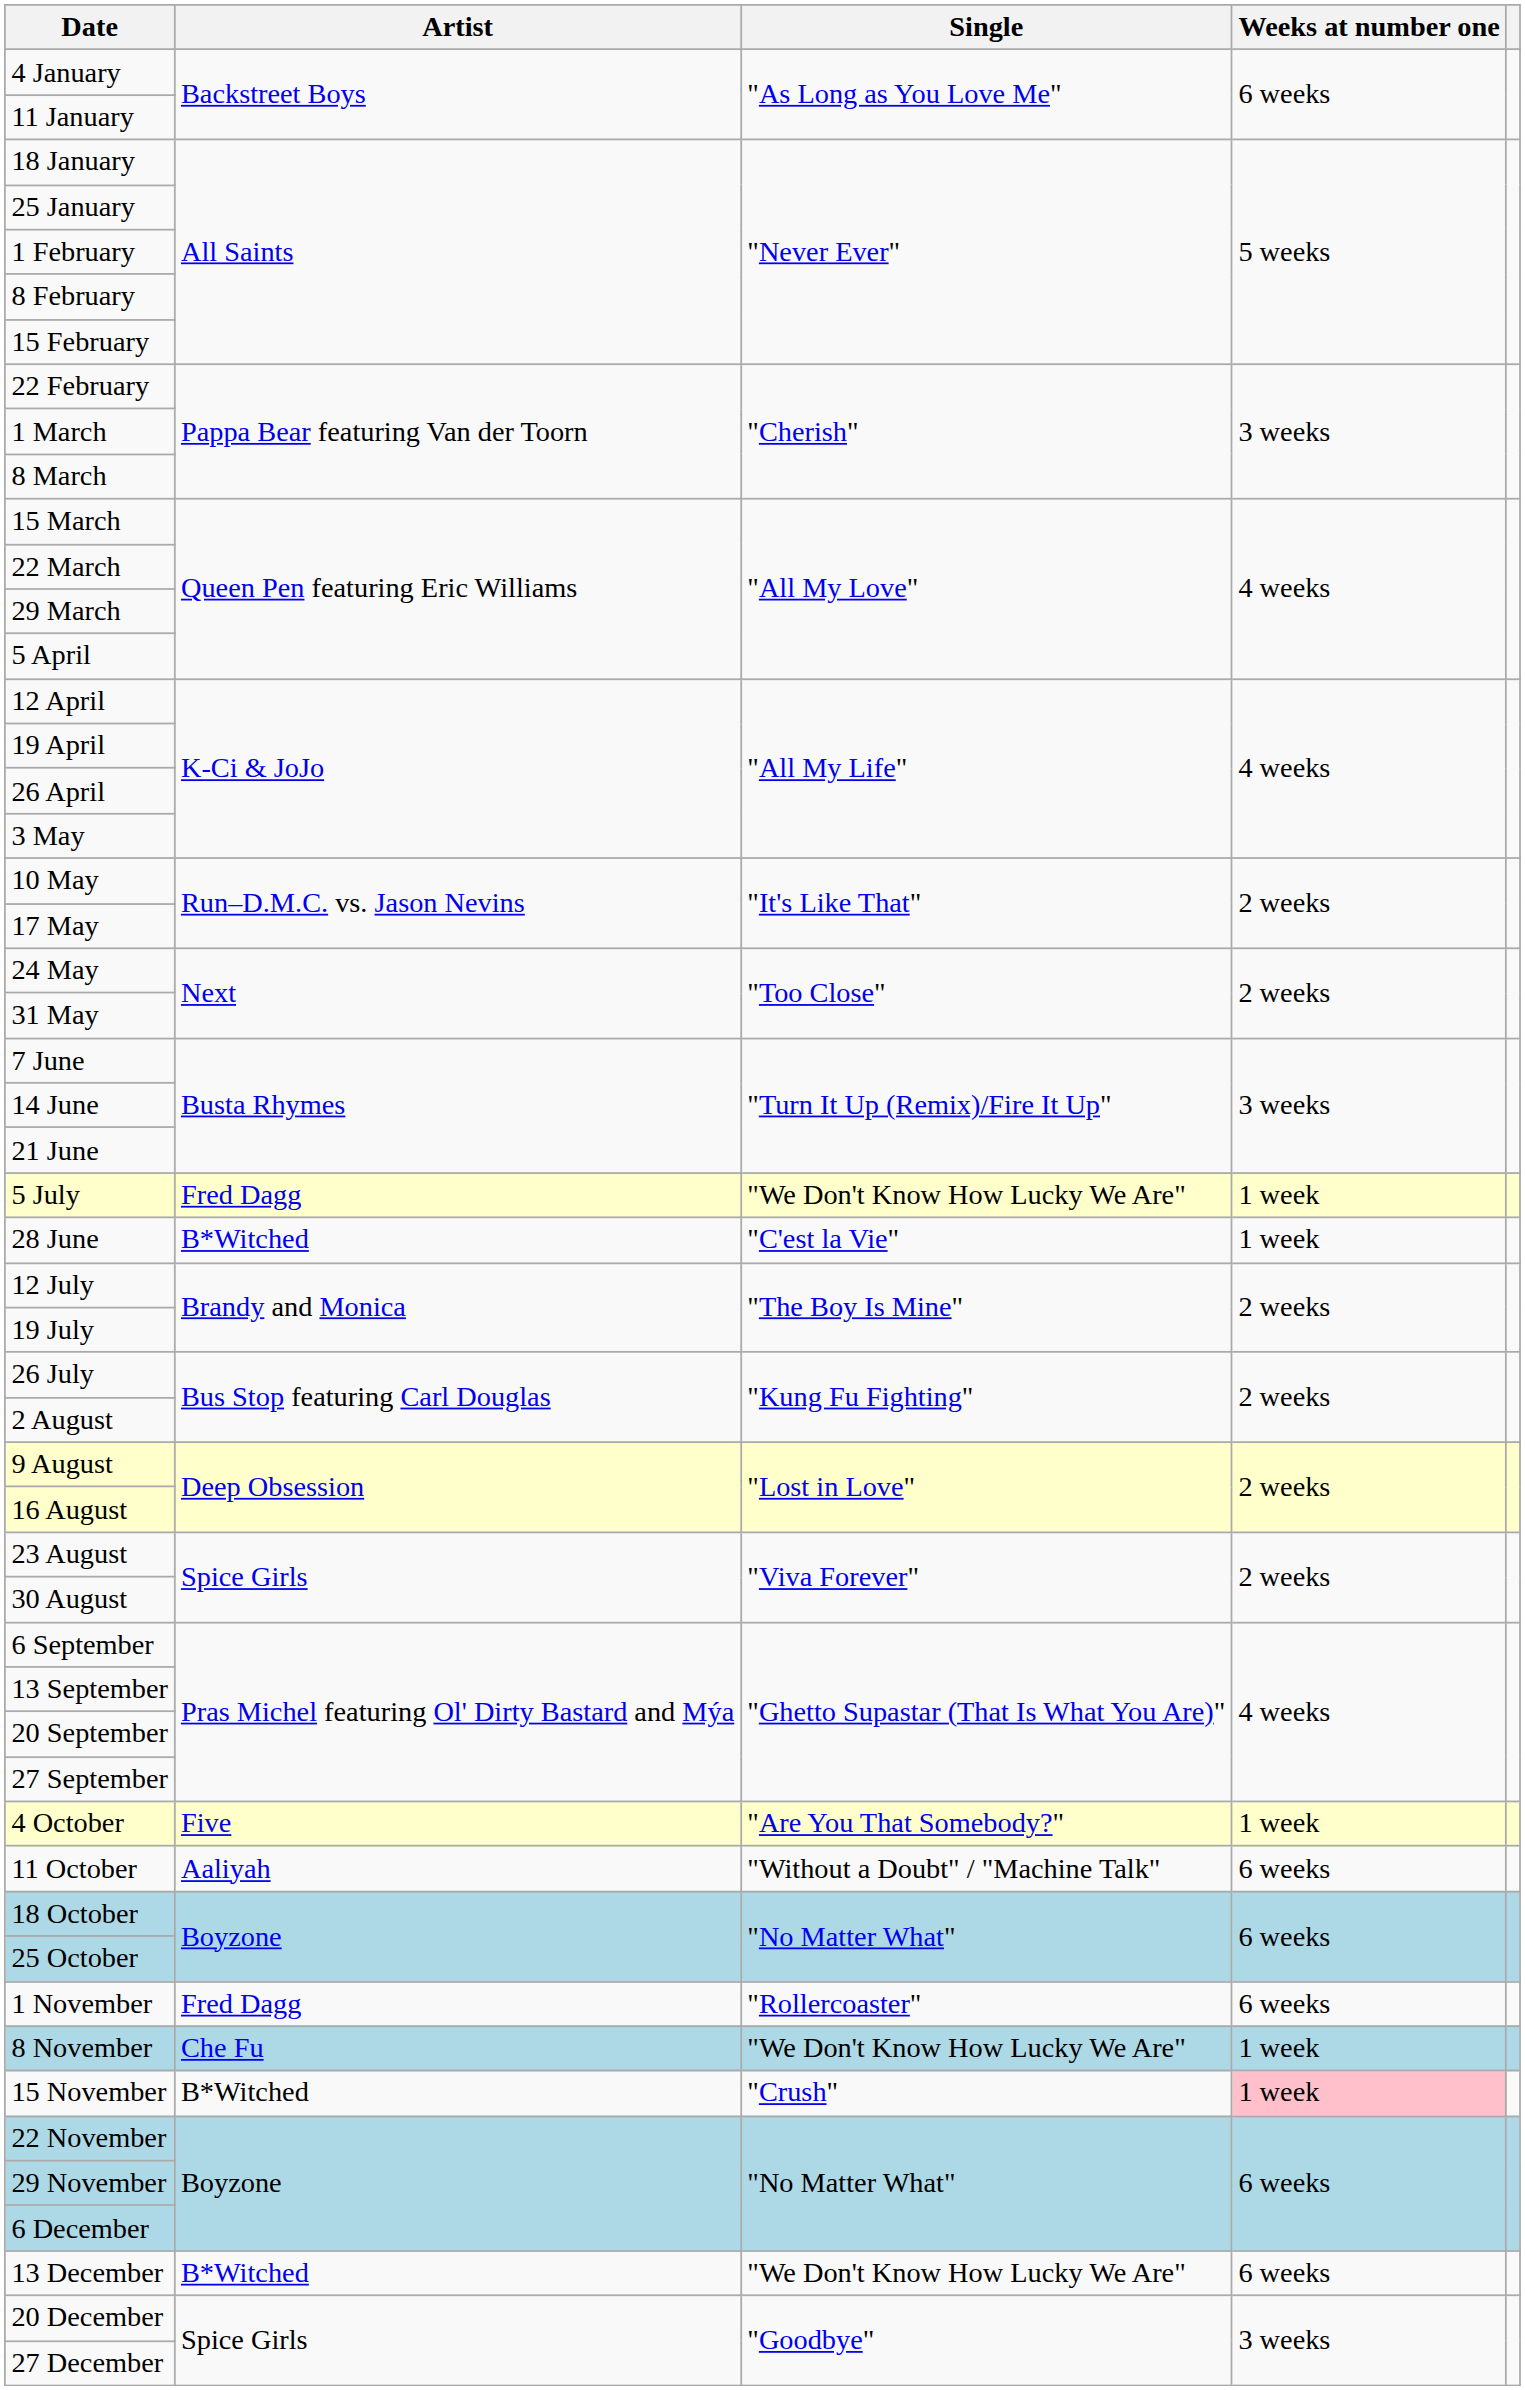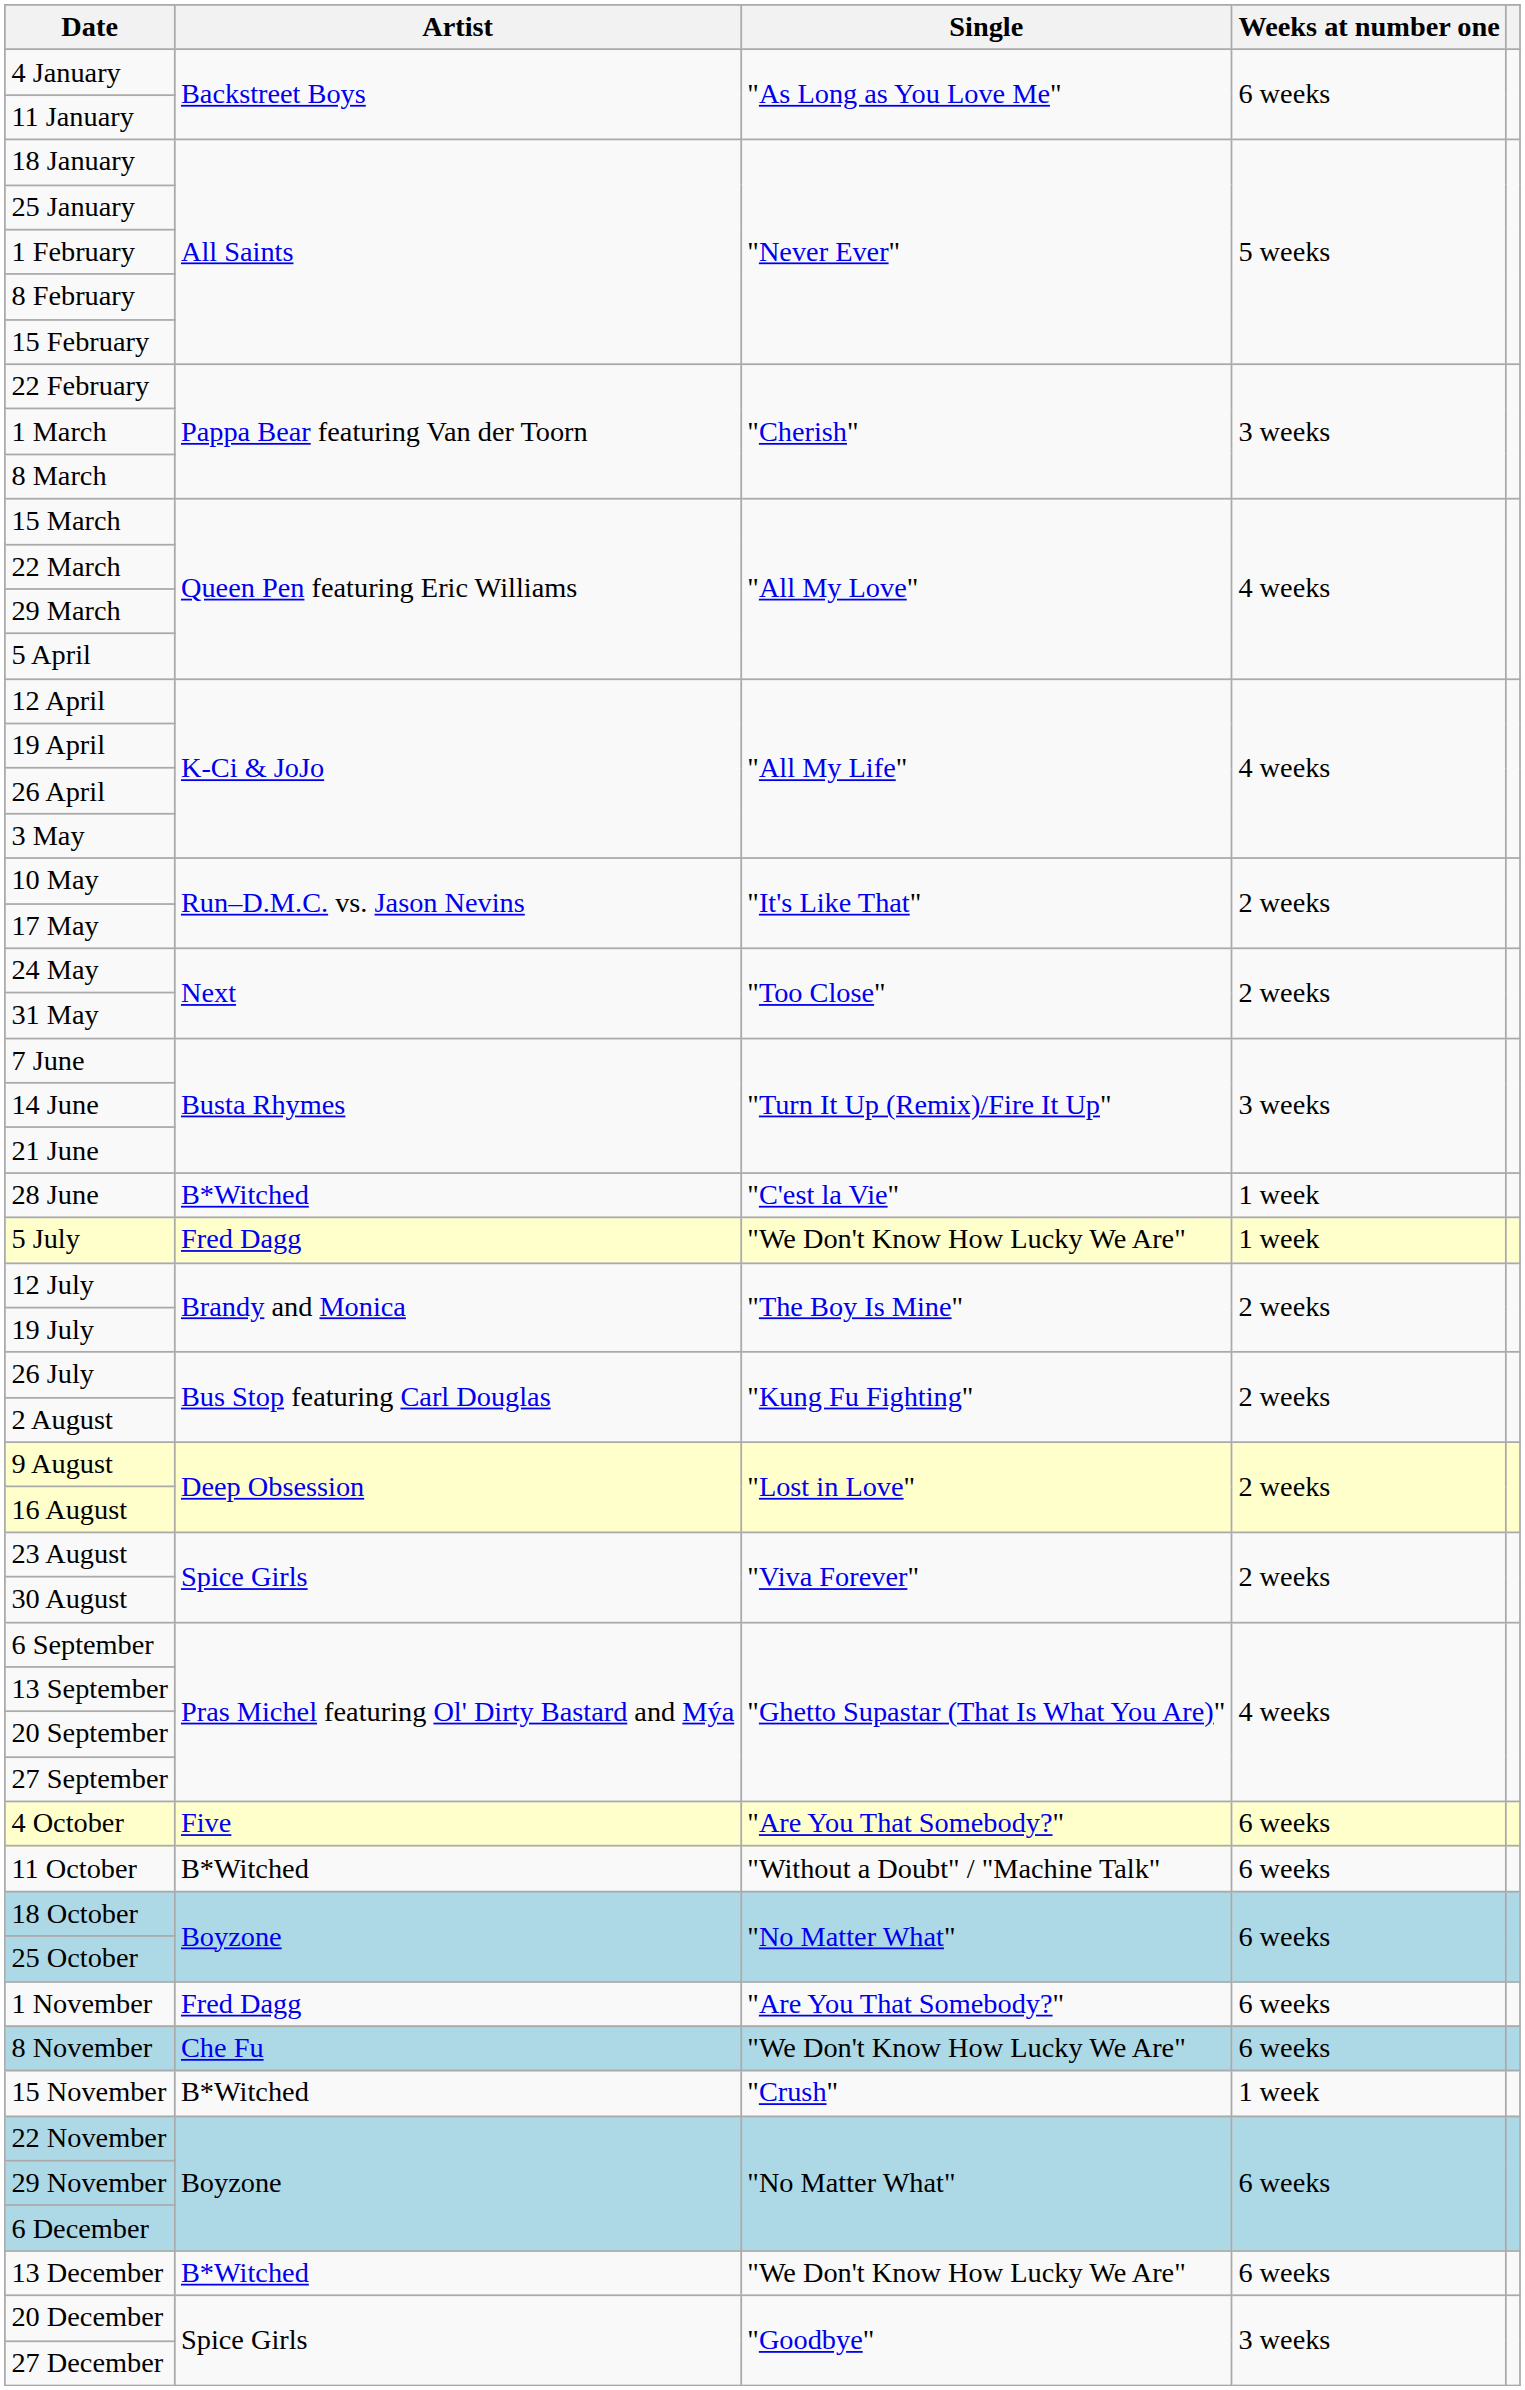rows swapped: (55, 1239) <-> (46, 1194)
(1279, 1823) 1 week -> (1284, 1823) 6 weeks
(226, 1868) Aaliyah -> (245, 1868) B*Witched
(834, 2003) "Rollercoaster" -> (906, 2003) "Are You That Somebody?"
(1279, 2048) 1 week -> (1284, 2048) 6 weeks
(1279, 2092) pink background -> (1279, 2092) no background
